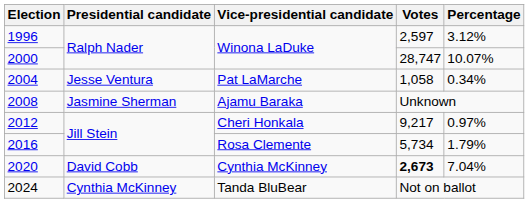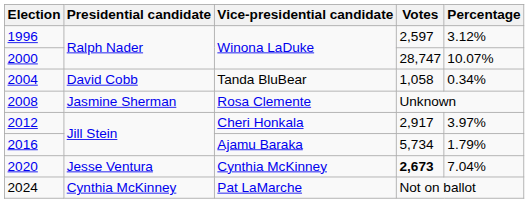(110, 79) Jesse Ventura -> (102, 79) David Cobb
(260, 79) Pat LaMarche -> (262, 79) Tanda BluBear
(260, 101) Ajamu Baraka -> (264, 101) Rosa Clemente
(417, 123) 9,217 -> (417, 123) 2,917
(467, 123) 0.97% -> (467, 123) 3.97%
(264, 144) Rosa Clemente -> (260, 144) Ajamu Baraka
(102, 166) David Cobb -> (110, 166) Jesse Ventura
(262, 187) Tanda BluBear -> (260, 187) Pat LaMarche
